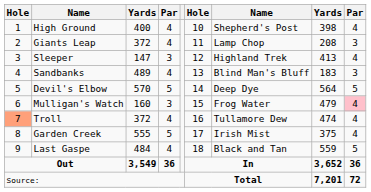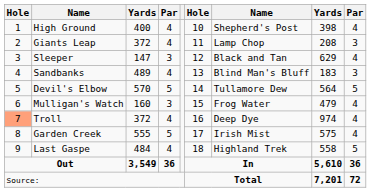(250, 58) Highland Trek -> (250, 58) Black and Tan
(328, 58) 413 -> (328, 58) 629
(236, 88) Deep Dye -> (250, 88) Tullamore Dew
(355, 104) pink background -> (355, 104) no background
(250, 119) Tullamore Dew -> (236, 119) Deep Dye
(328, 119) 474 -> (328, 119) 974
(328, 134) 375 -> (328, 134) 575
(250, 149) Black and Tan -> (250, 149) Highland Trek
(328, 149) 559 -> (328, 149) 558
(328, 165) 3,652 -> (328, 165) 5,610
